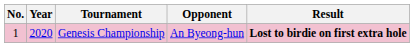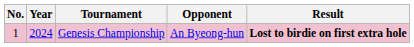(41, 33) 2020 -> (41, 33) 2024
